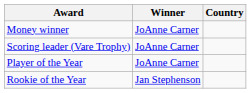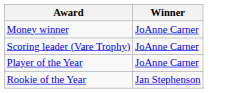- column: (224, 12)
